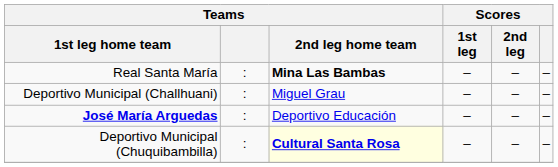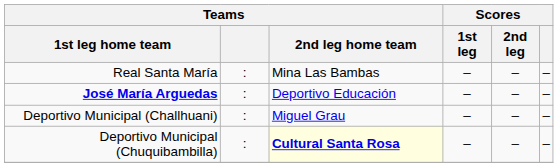(329, 72) bold -> (326, 72) normal
rows swapped: (150, 115) <-> (120, 94)
